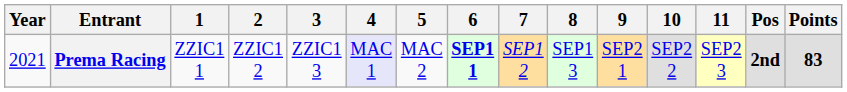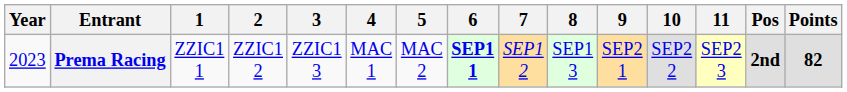(27, 60) 2021 -> (27, 60) 2023
(371, 60) lavender background -> (371, 60) no background
(813, 60) 83 -> (813, 60) 82
